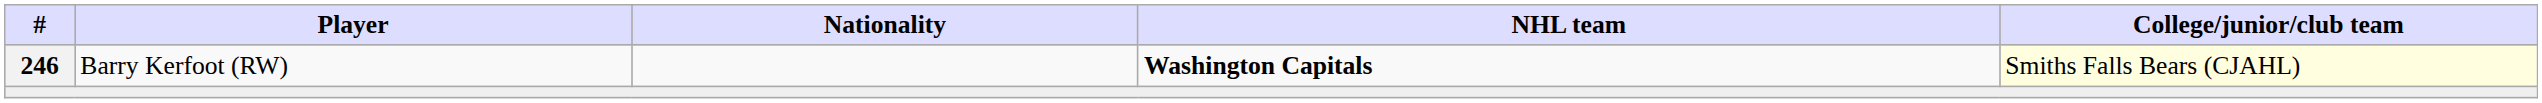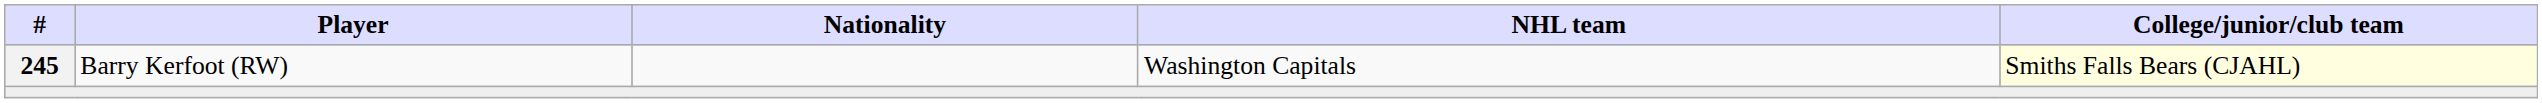(40, 65) 246 -> (40, 65) 245
(1258, 65) bold -> (1250, 65) normal
